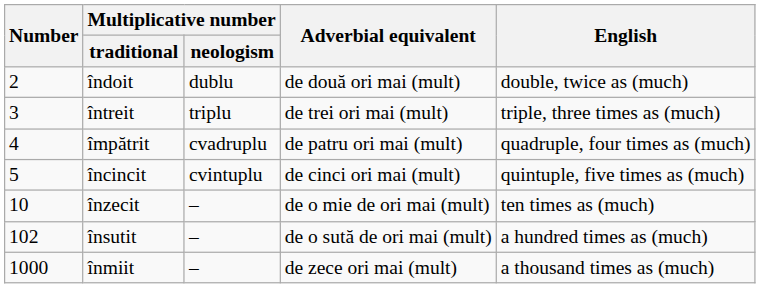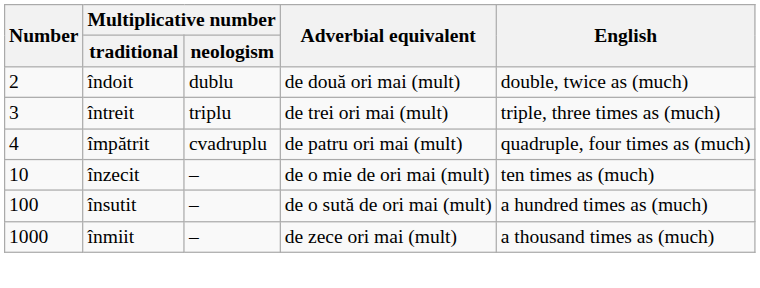- row: (117, 174)
(24, 236) 102 -> (24, 205) 100
